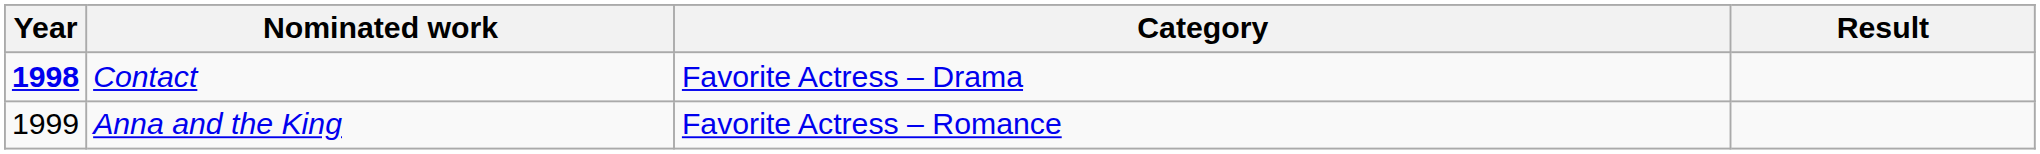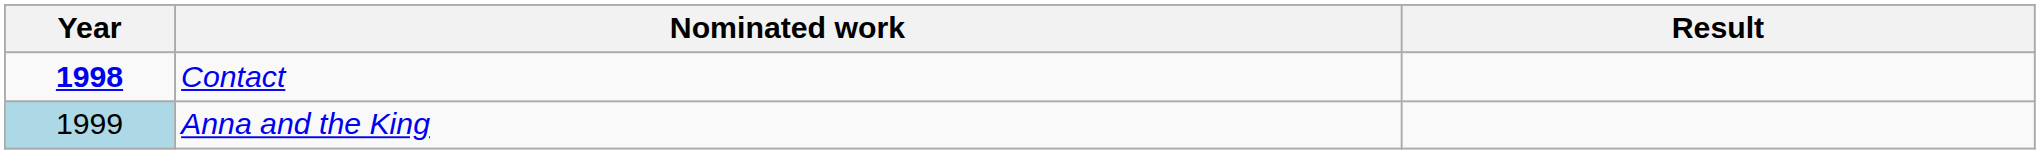- column: (1203, 28)
(46, 124) no background -> (90, 124) lightblue background
